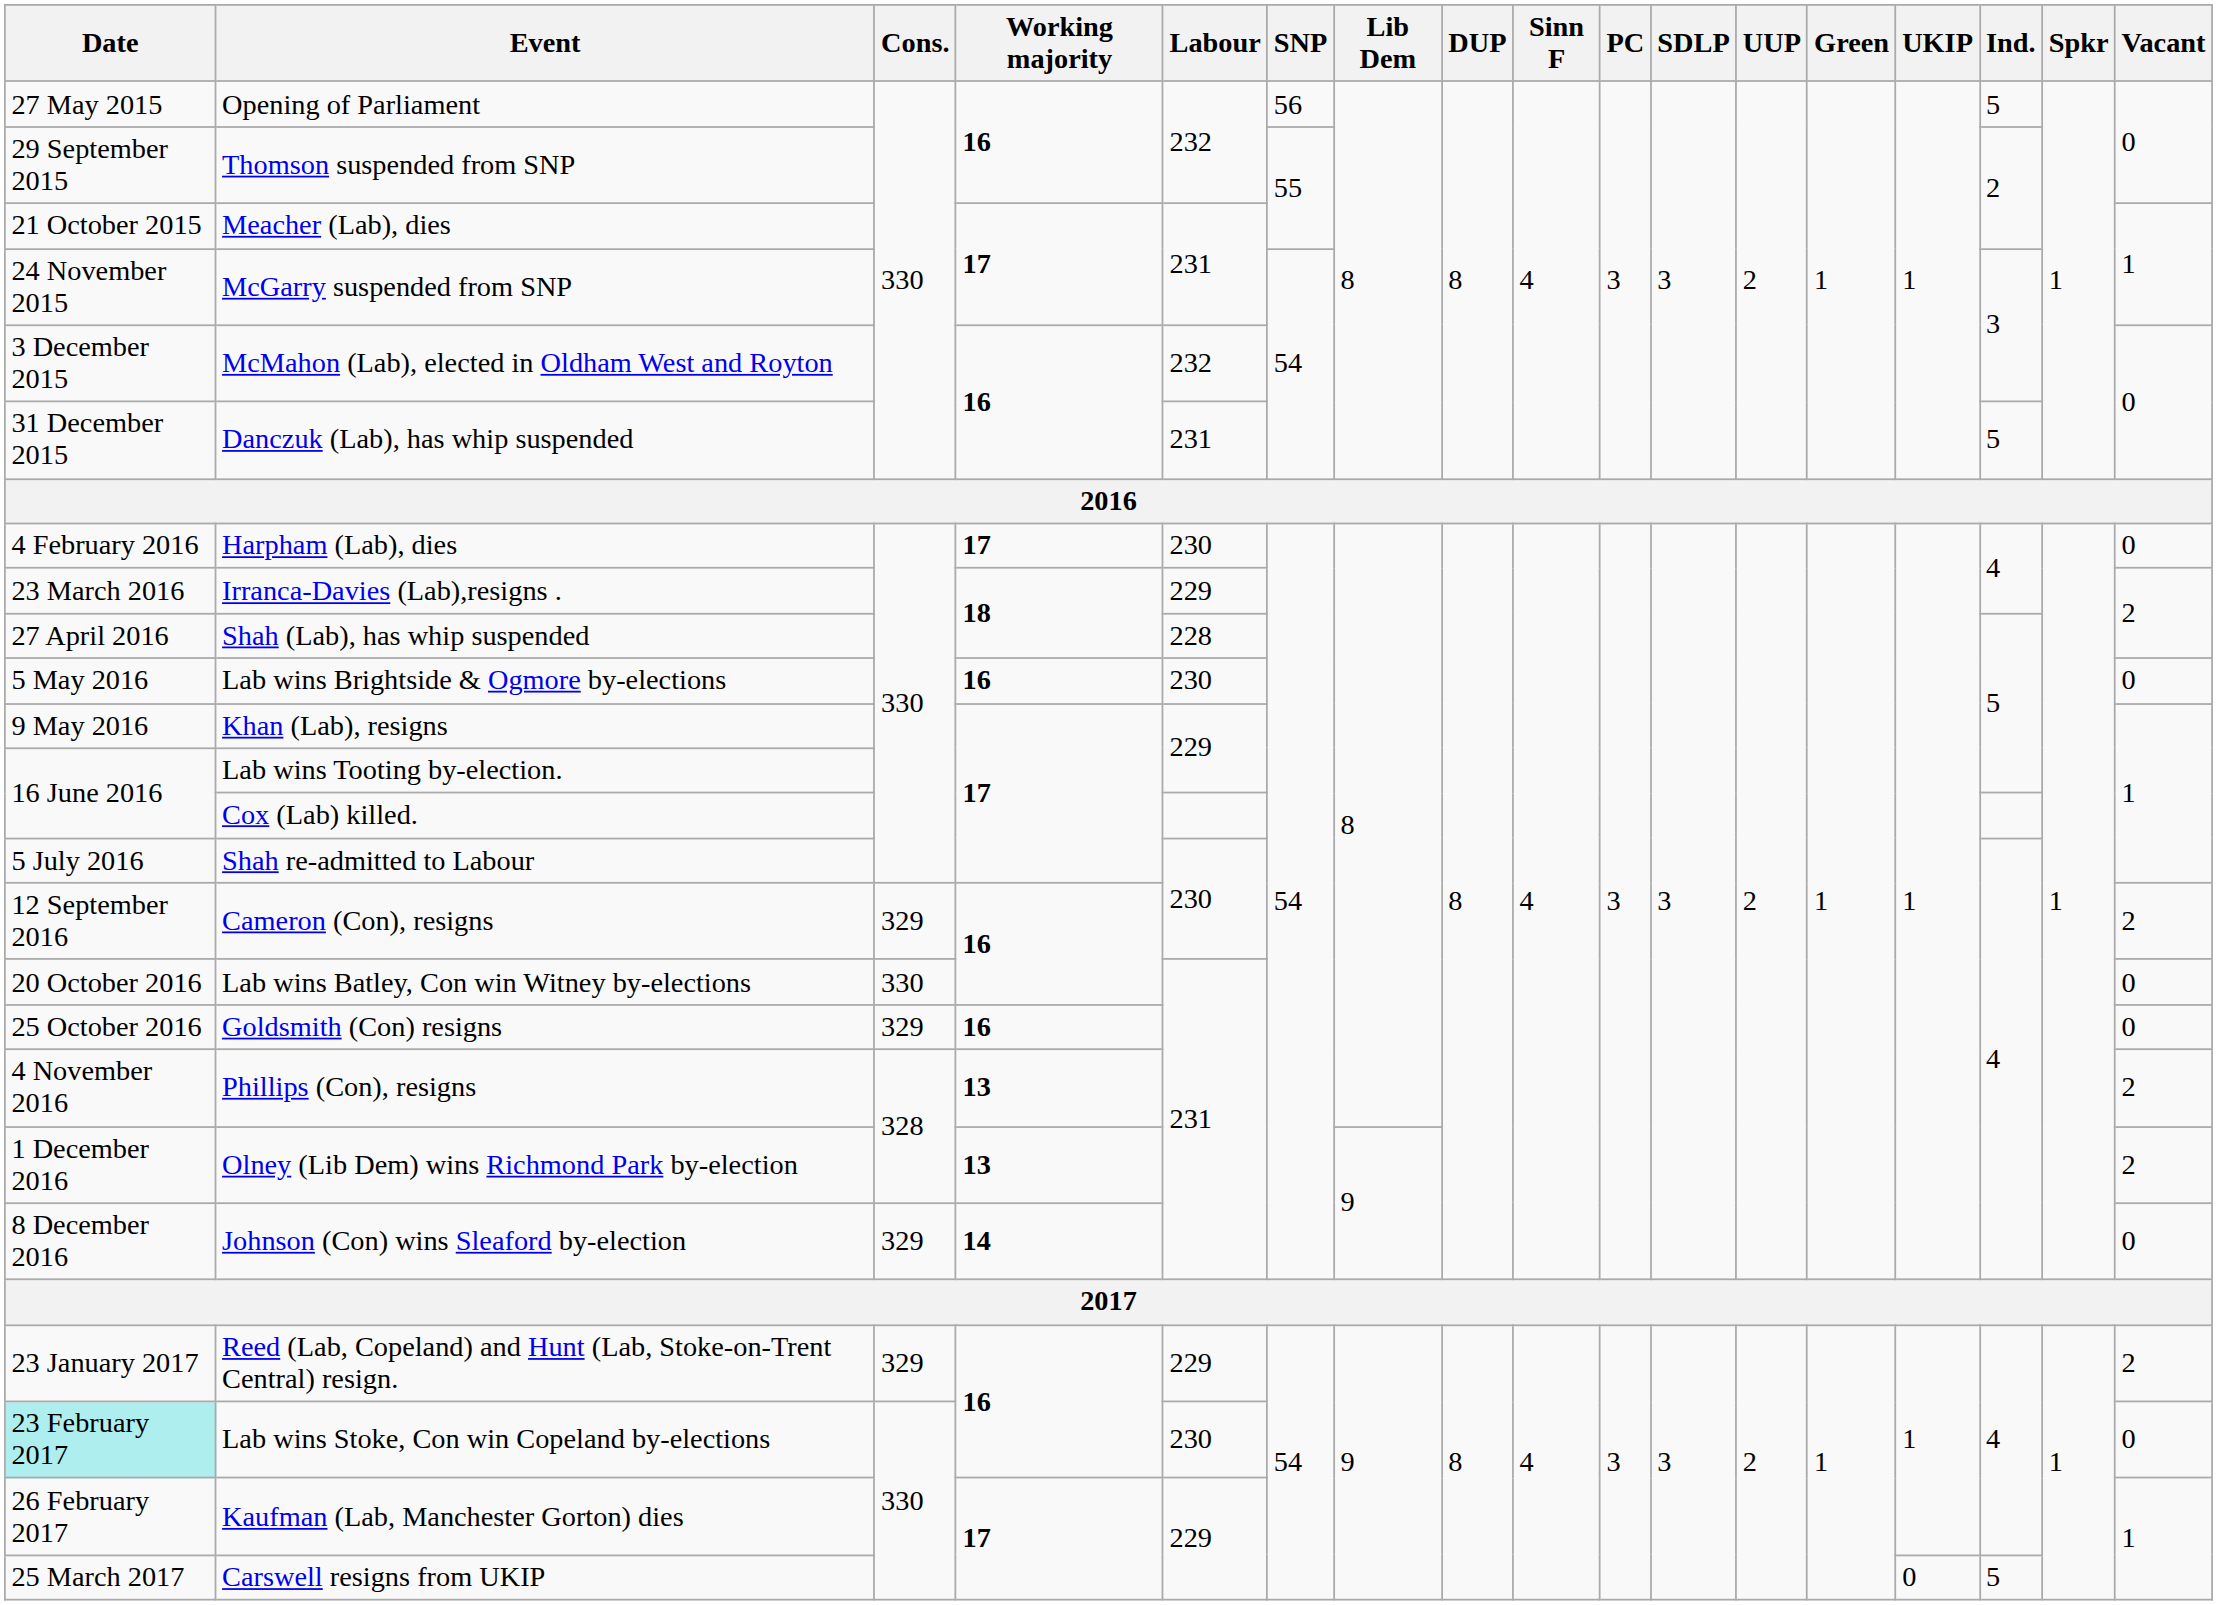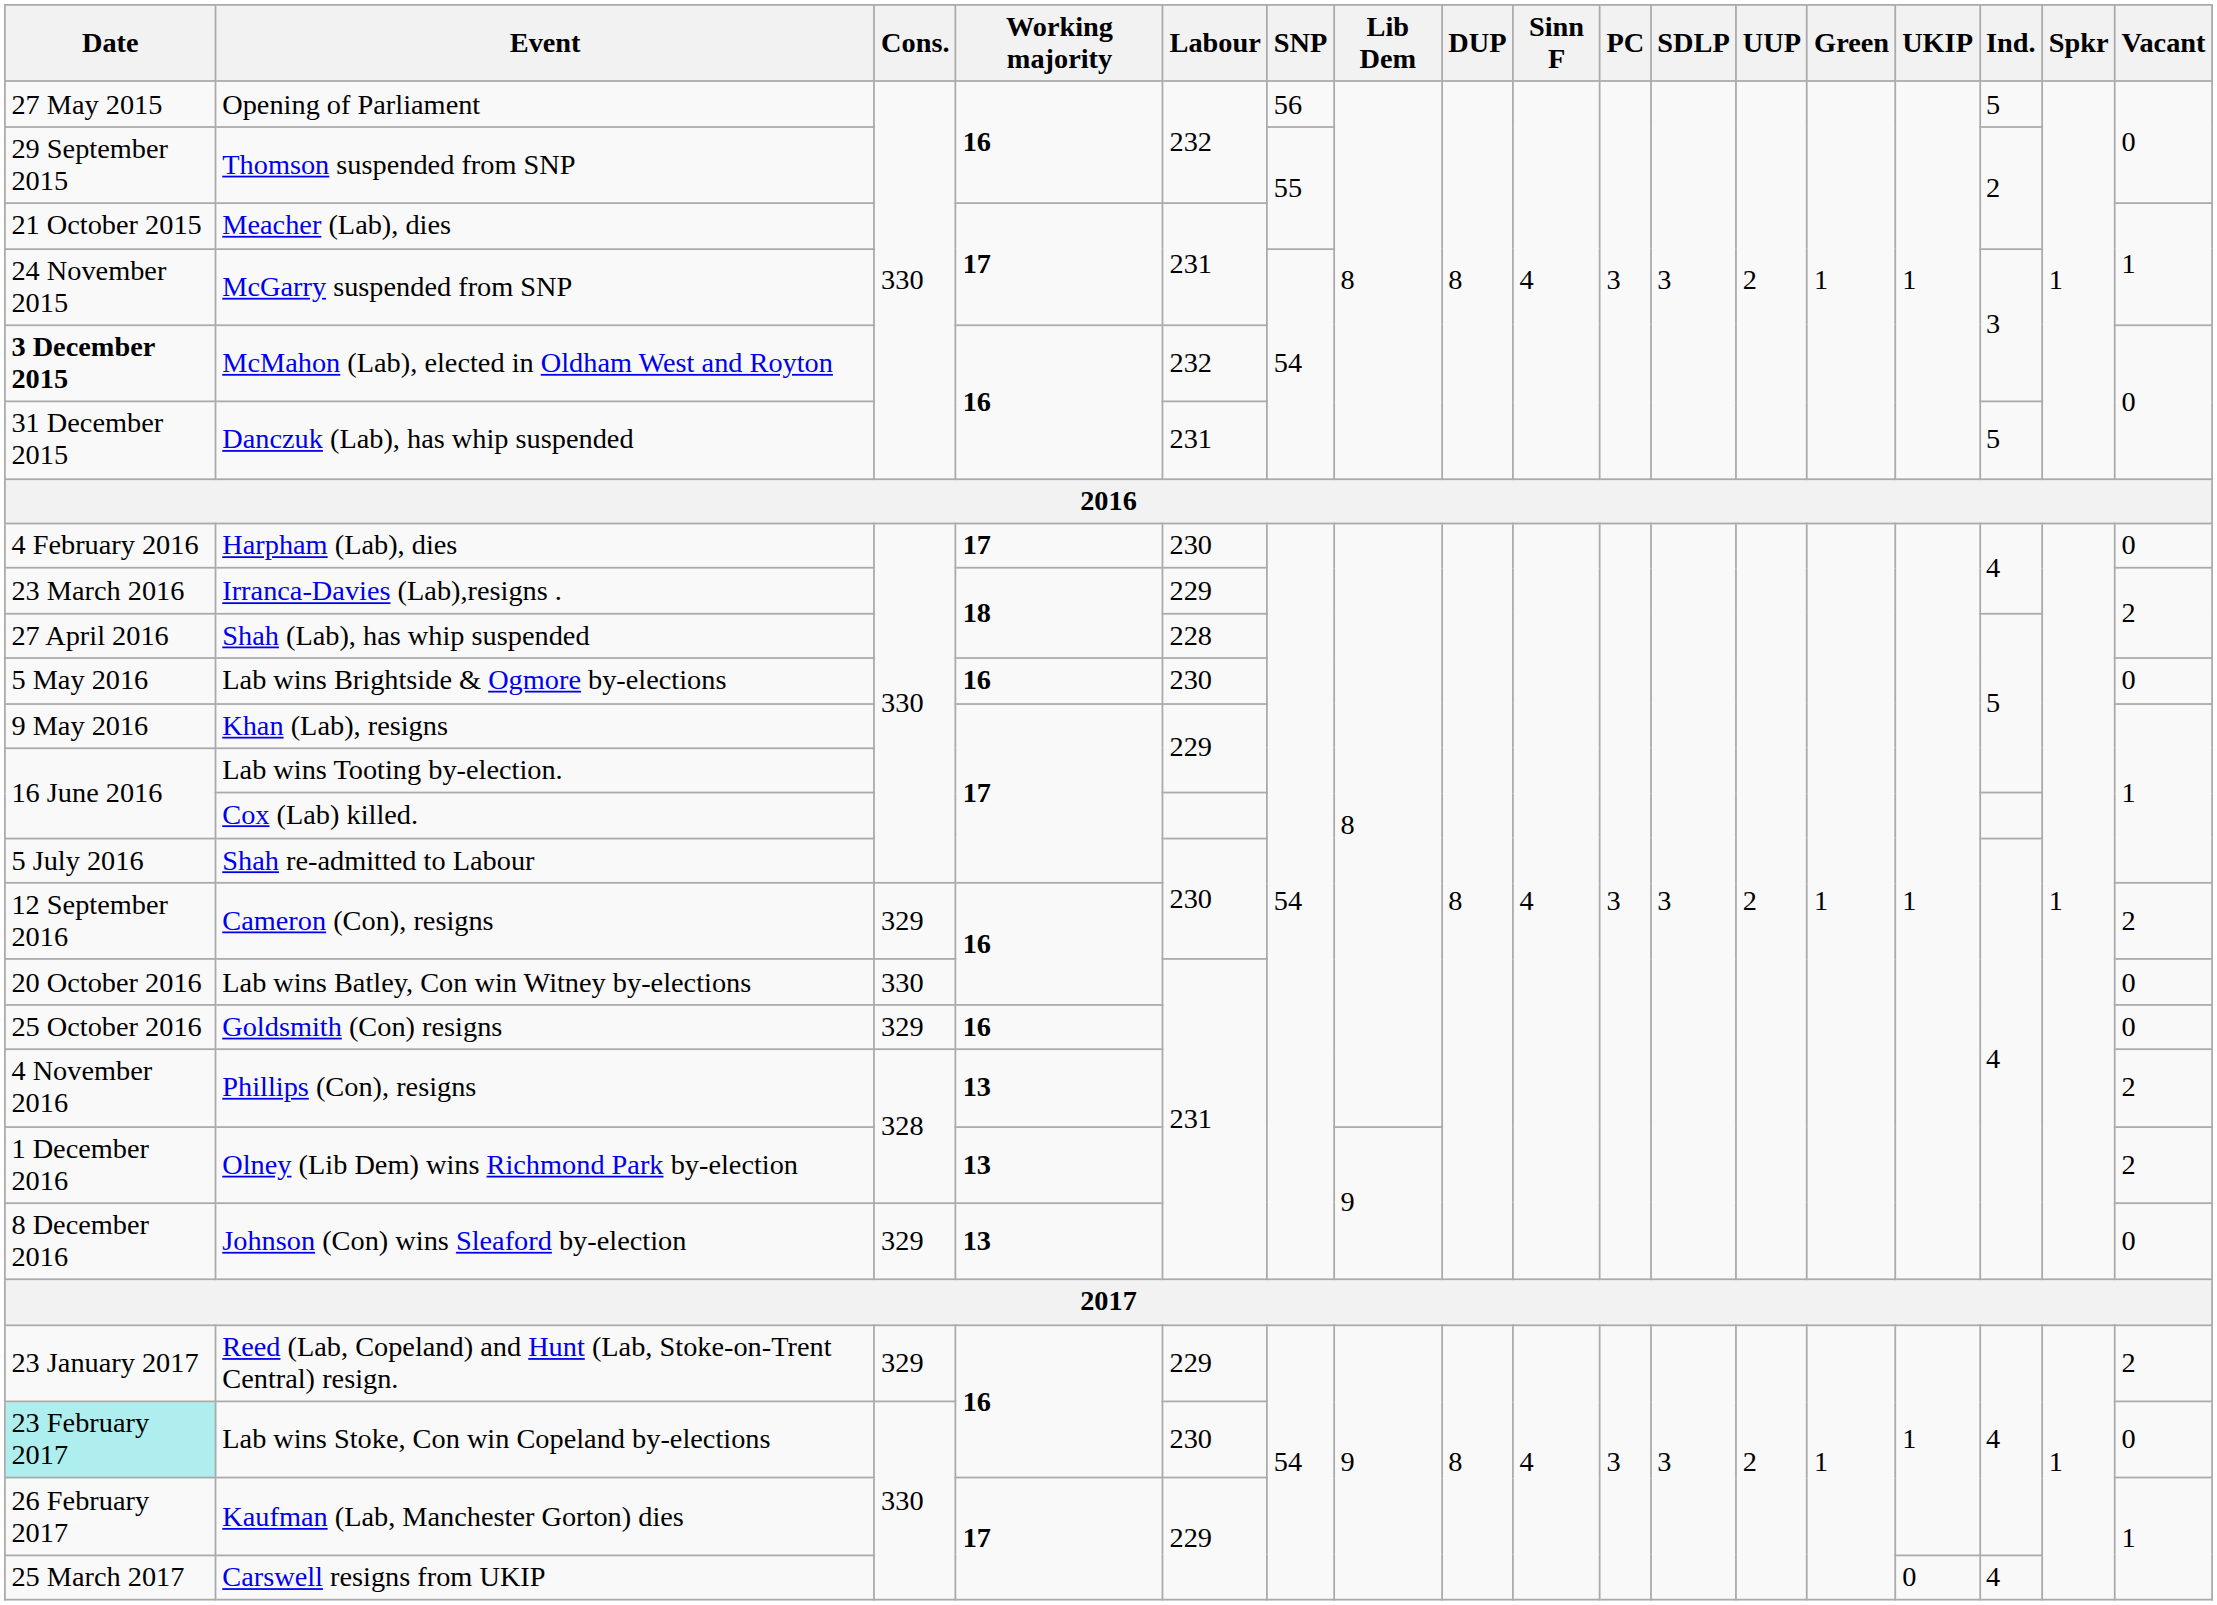(80, 363) normal -> (83, 363) bold
(977, 1240) 14 -> (977, 1240) 13
(1993, 1577) 5 -> (1993, 1577) 4
